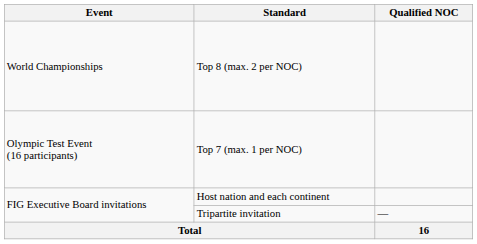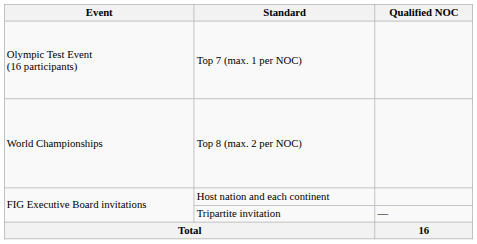rows swapped: (249, 66) <-> (249, 149)
